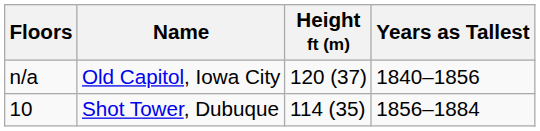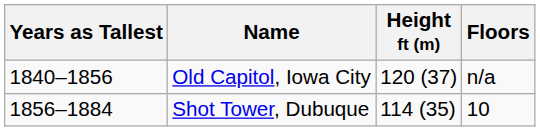columns swapped: (453, 32) <-> (41, 32)
